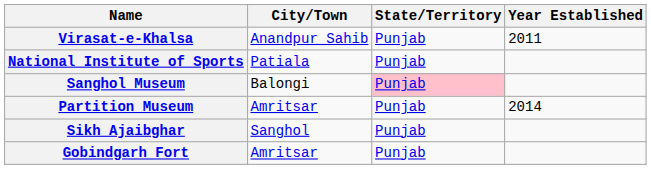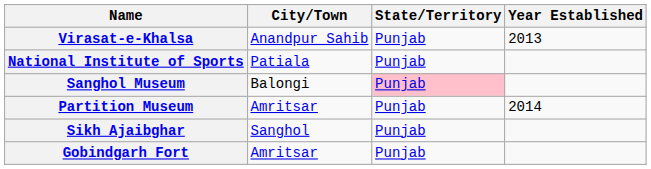(525, 39) 2011 -> (525, 39) 2013
